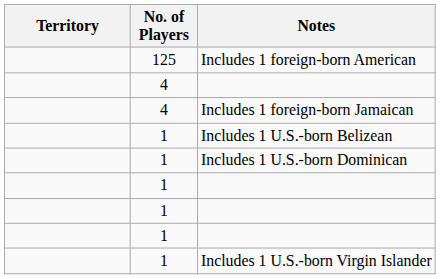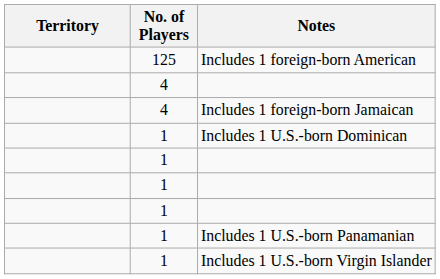- row: (164, 135)
+ row: (164, 235)
